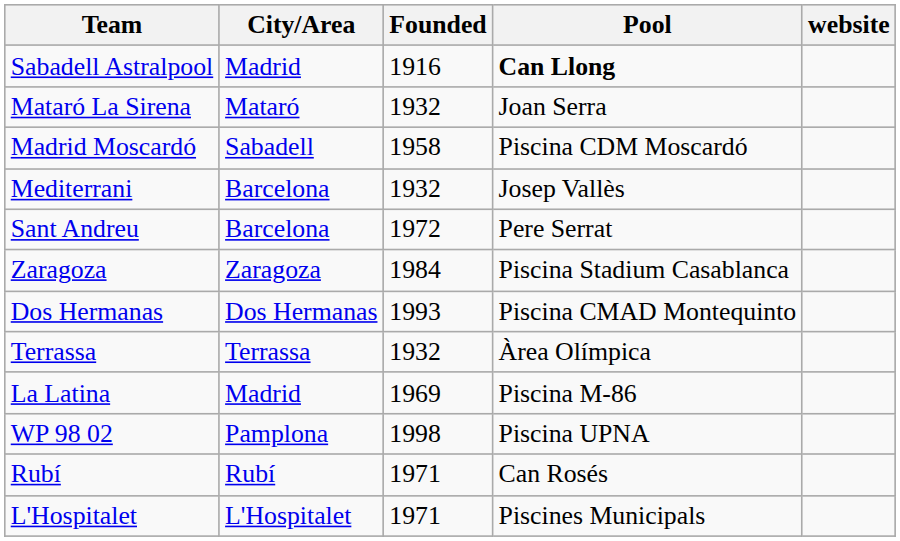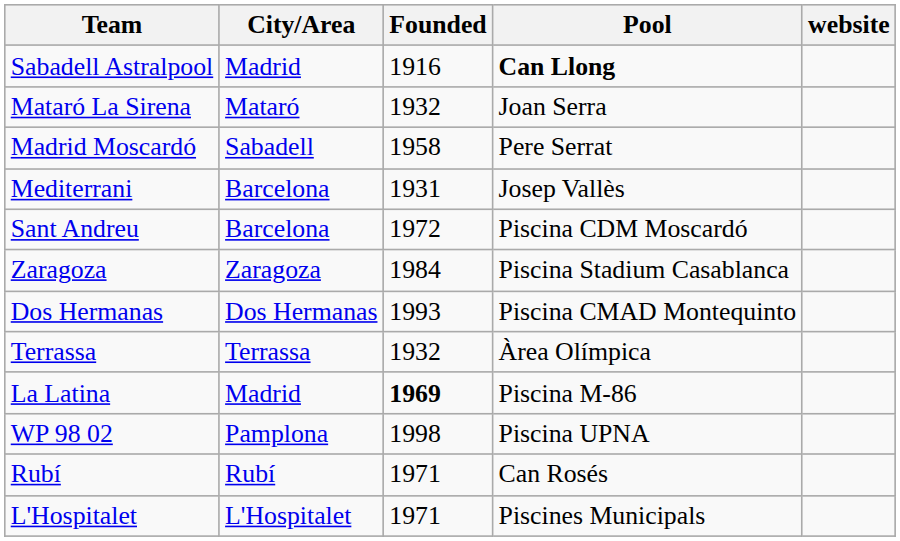(623, 147) Piscina CDM Moscardó -> (555, 147) Pere Serrat
(415, 188) 1932 -> (415, 188) 1931
(555, 229) Pere Serrat -> (623, 229) Piscina CDM Moscardó
(415, 392) normal -> (415, 392) bold
